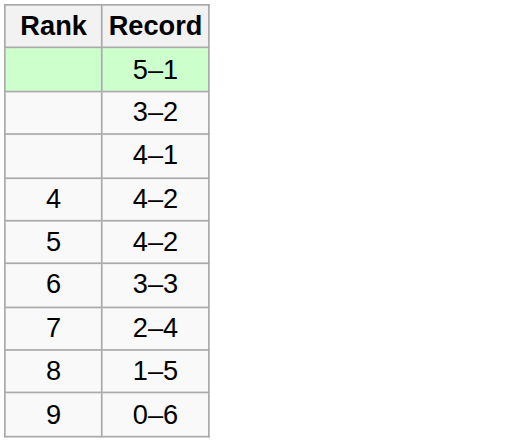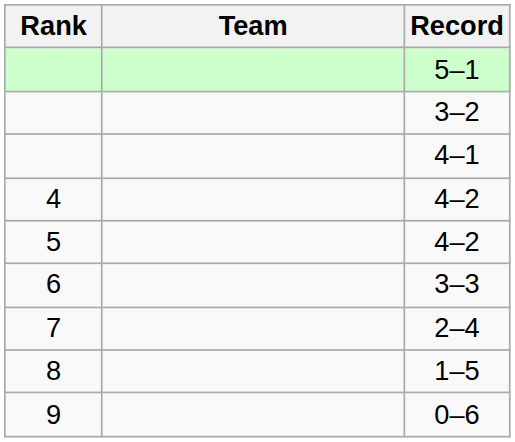+ column: (253, 26)
